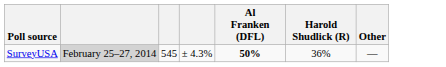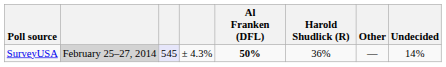+ column: (415, 36)
(169, 53) no background -> (169, 53) lavender background
